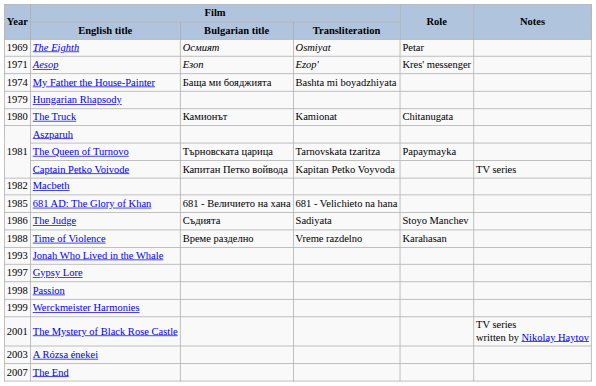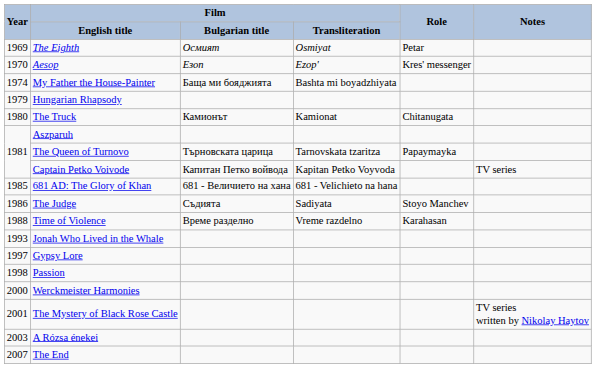(17, 65) 1971 -> (17, 65) 1970
- row: (51, 186)
(17, 308) 1999 -> (17, 290) 2000
